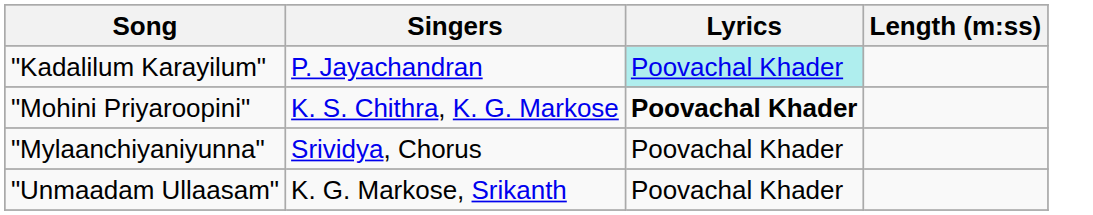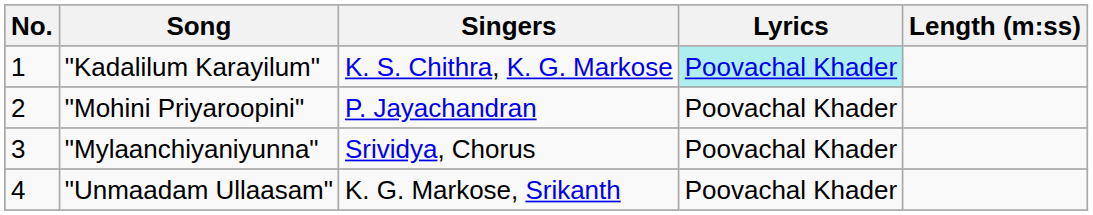+ column: (32, 26)
(387, 67) P. Jayachandran -> (509, 67) K. S. Chithra, K. G. Markose
(455, 108) K. S. Chithra, K. G. Markose -> (441, 108) P. Jayachandran
(744, 108) bold -> (791, 108) normal
